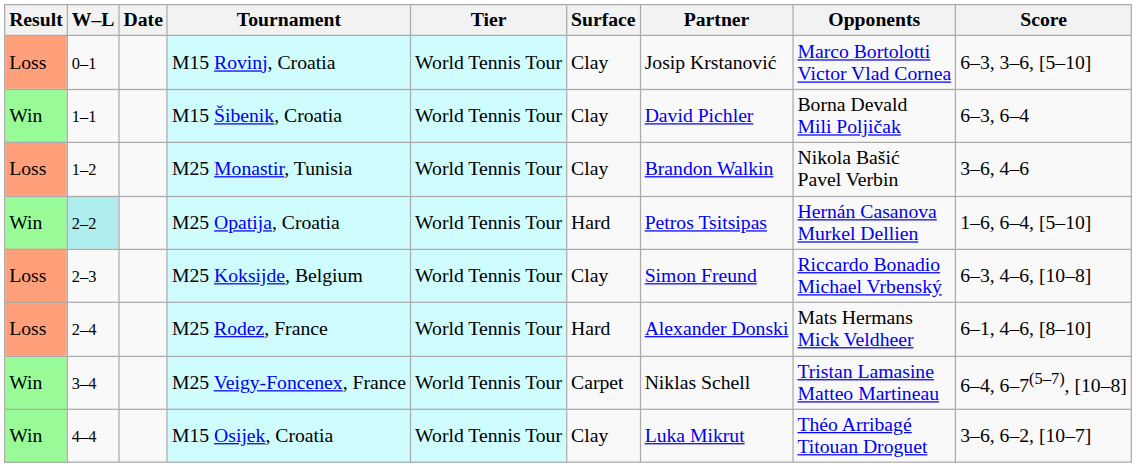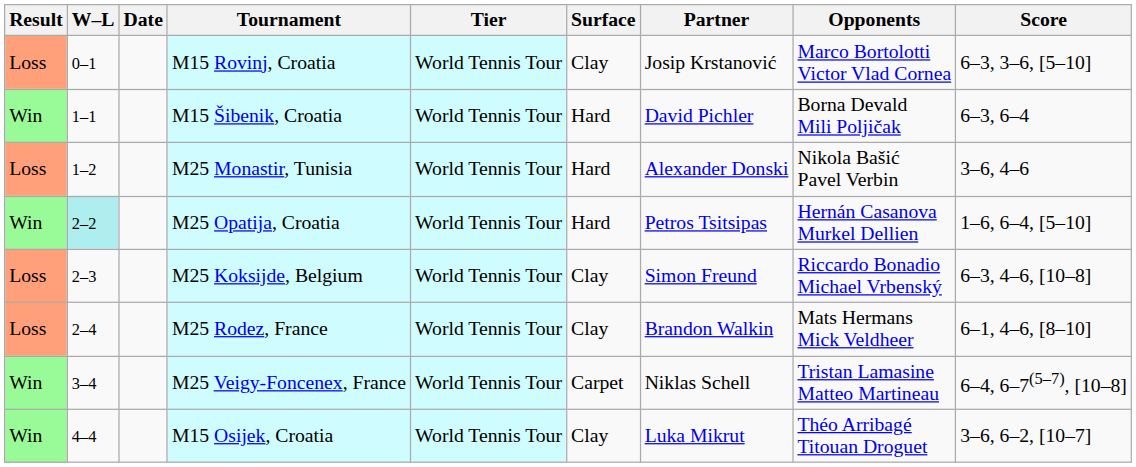(590, 115) Clay -> (591, 115) Hard
(590, 169) Clay -> (591, 169) Hard
(709, 169) Brandon Walkin -> (717, 169) Alexander Donski
(591, 329) Hard -> (590, 329) Clay
(717, 329) Alexander Donski -> (709, 329) Brandon Walkin
